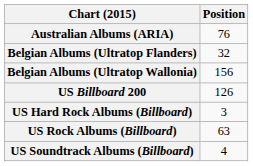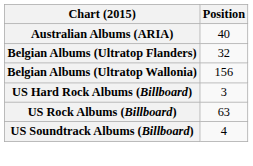(224, 33) 76 -> (224, 33) 40
- row: (102, 92)
